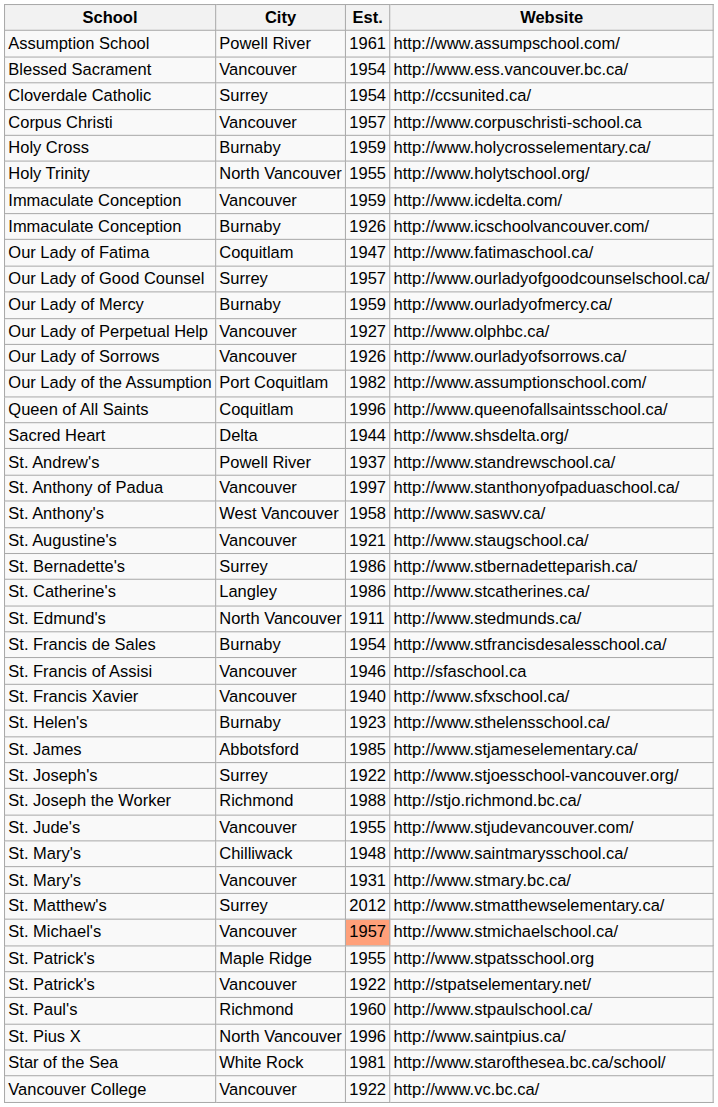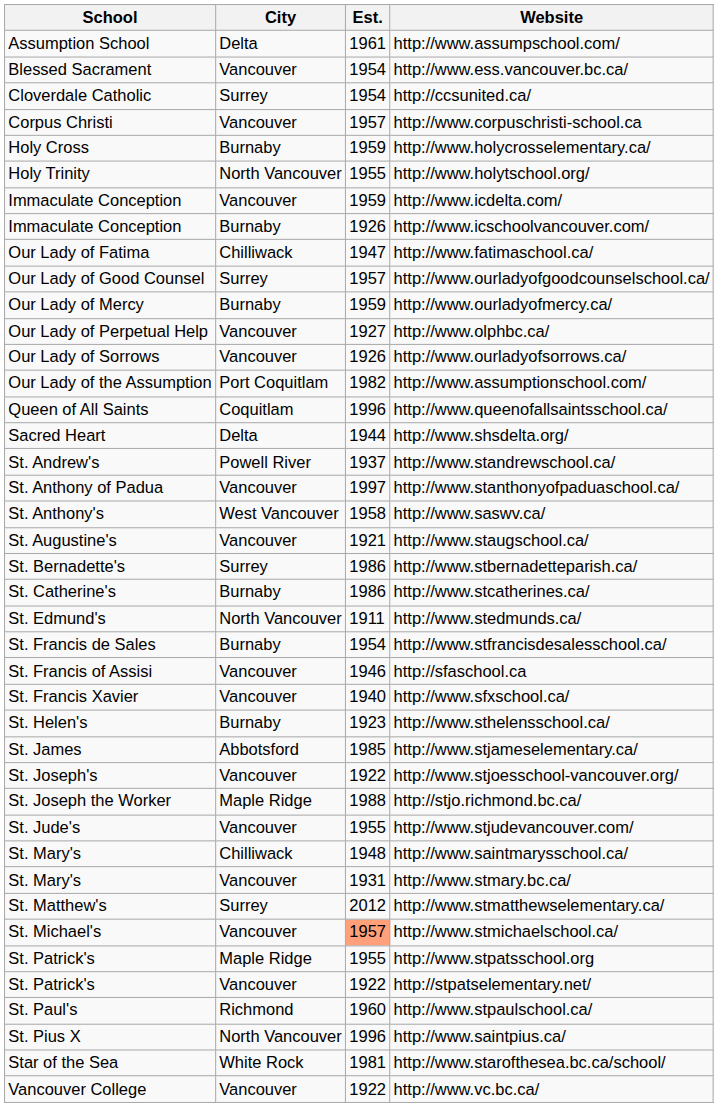(265, 43) Powell River -> (239, 43) Delta
(256, 252) Coquitlam -> (256, 252) Chilliwack
(248, 592) Langley -> (250, 592) Burnaby
(244, 775) Surrey -> (258, 775) Vancouver
(256, 801) Richmond -> (266, 801) Maple Ridge
